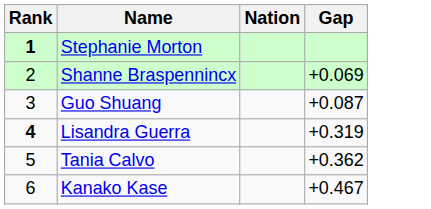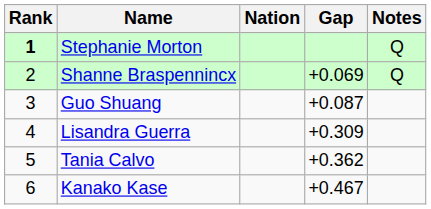+ column: (397, 18)
(31, 132) bold -> (31, 132) normal
(336, 132) +0.319 -> (336, 132) +0.309
